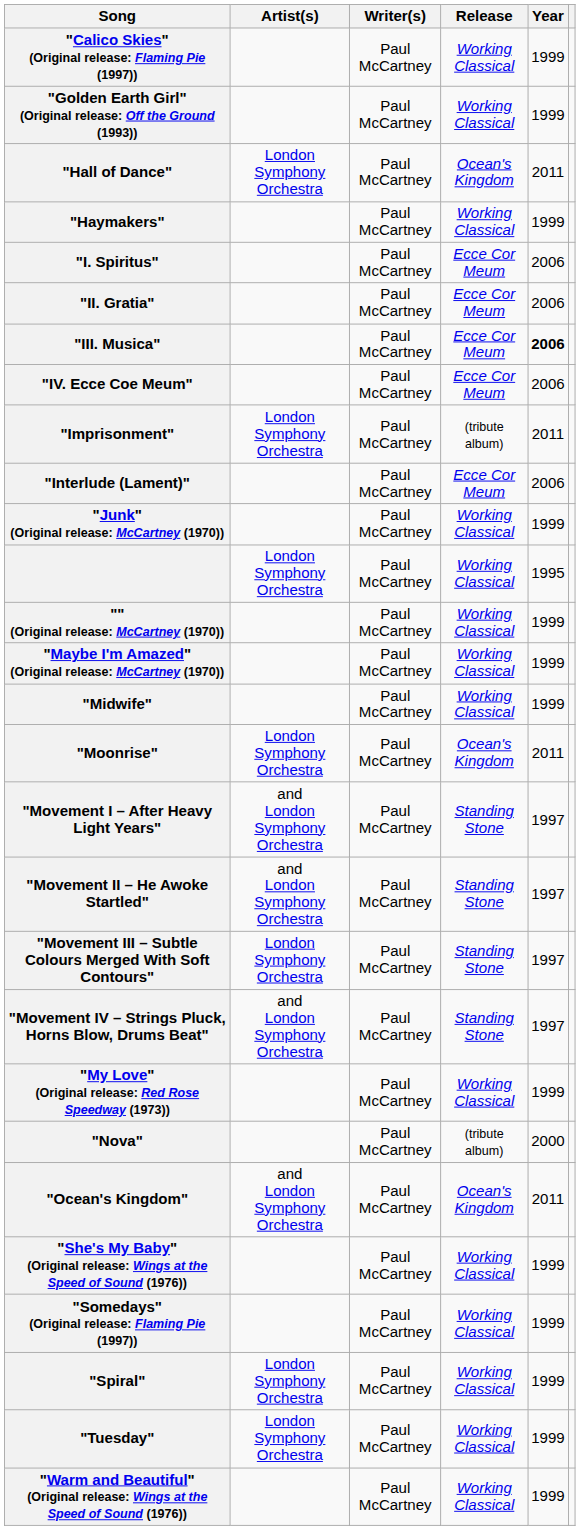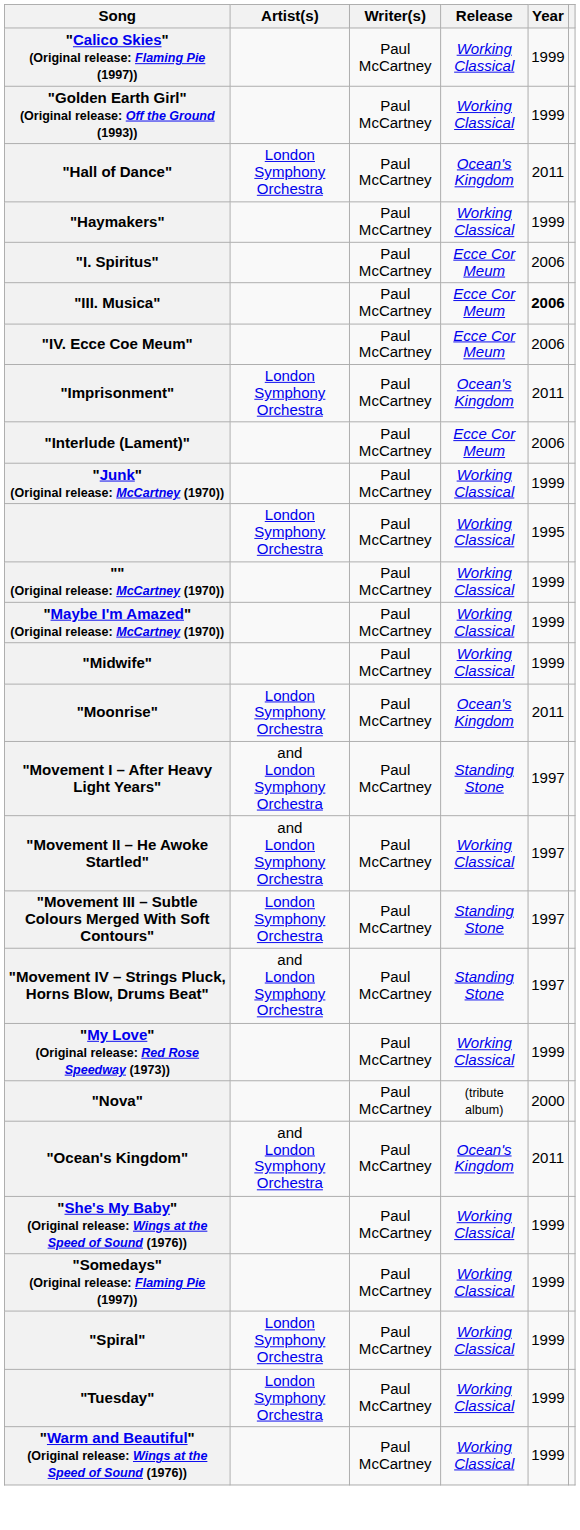- row: (117, 303)
(484, 435) (tribute album) -> (484, 393) Ocean's Kingdom
(484, 894) Standing Stone -> (484, 853) Working Classical
